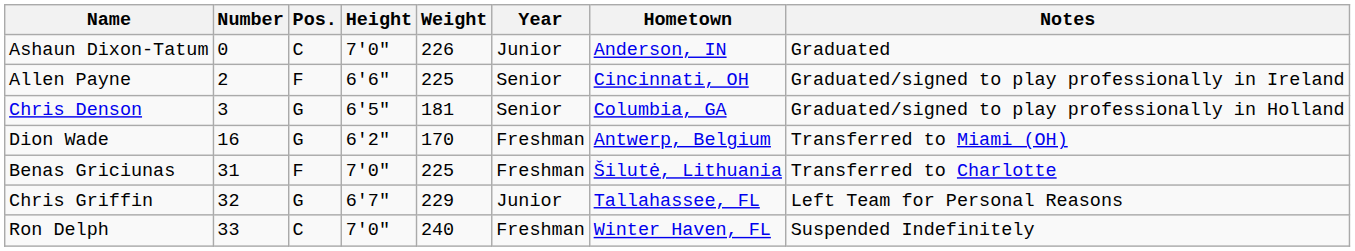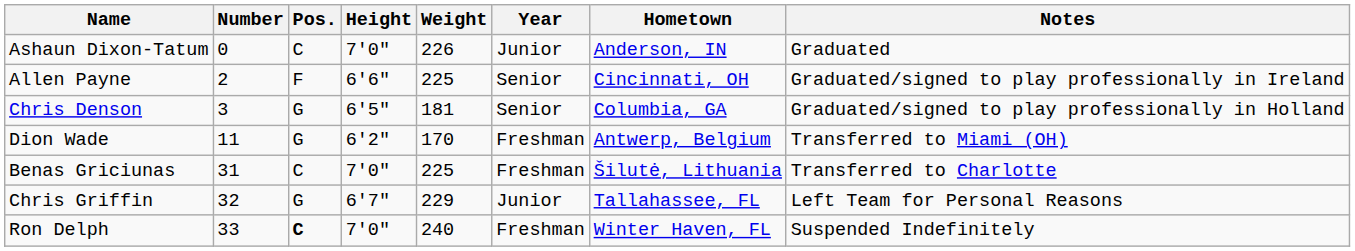(228, 140) 16 -> (228, 140) 11
(298, 170) F -> (298, 170) C
(298, 230) normal -> (298, 230) bold
